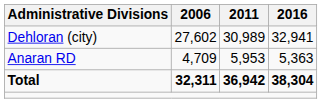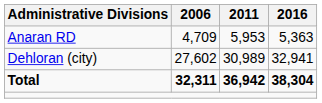rows swapped: (42, 59) <-> (52, 37)
